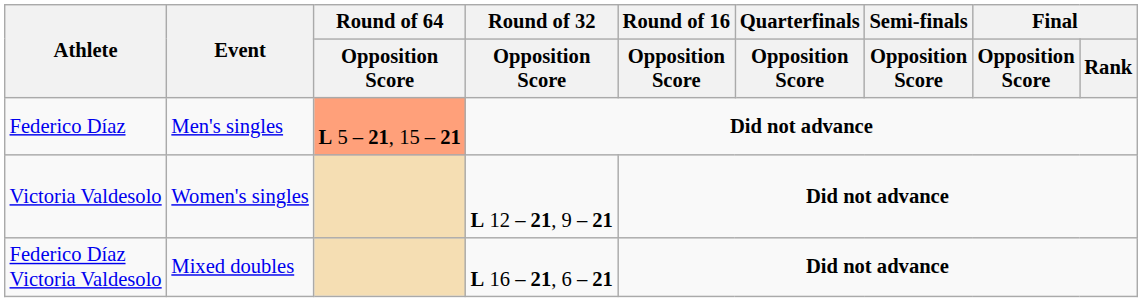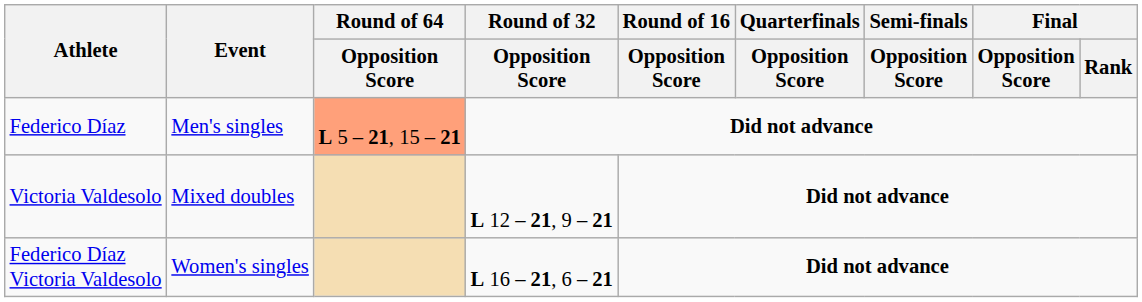(240, 196) Women's singles -> (233, 196) Mixed doubles
(233, 267) Mixed doubles -> (240, 267) Women's singles
